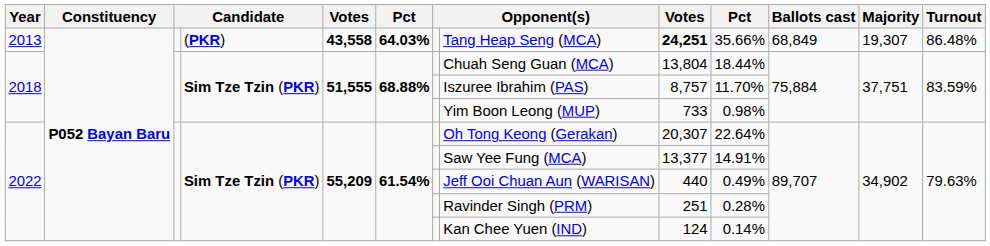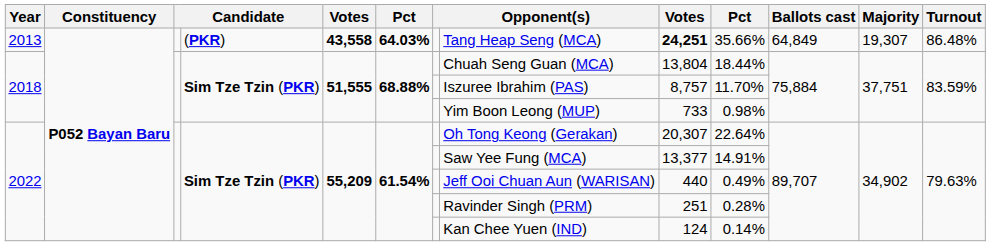(795, 40) 68,849 -> (795, 40) 64,849
